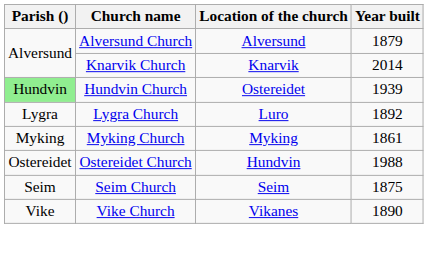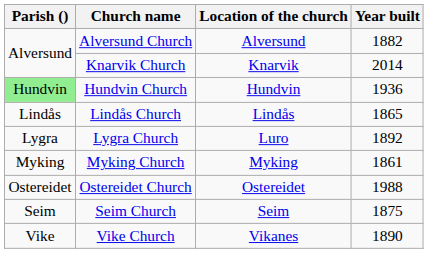(387, 41) 1879 -> (387, 41) 1882
(274, 89) Ostereidet -> (274, 89) Hundvin
(387, 89) 1939 -> (387, 89) 1936
+ row: (136, 114)
(274, 162) Hundvin -> (274, 187) Ostereidet
